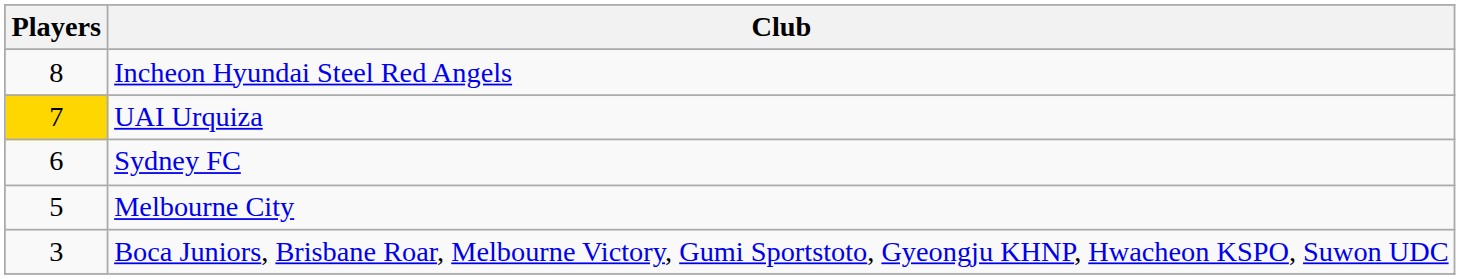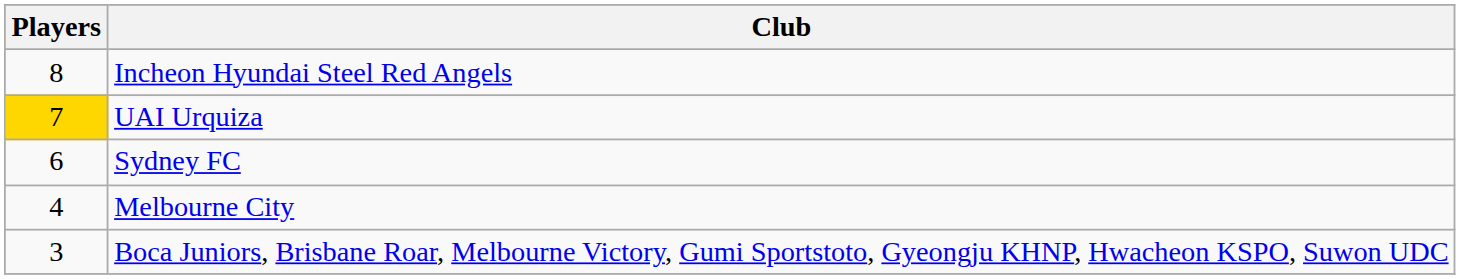(56, 206) 5 -> (56, 206) 4
